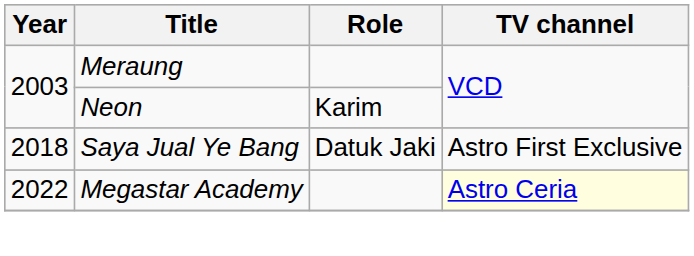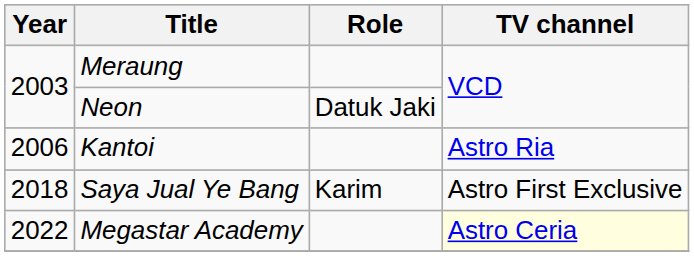(349, 107) Karim -> (375, 107) Datuk Jaki
+ row: (117, 148)
(375, 148) Datuk Jaki -> (349, 189) Karim
